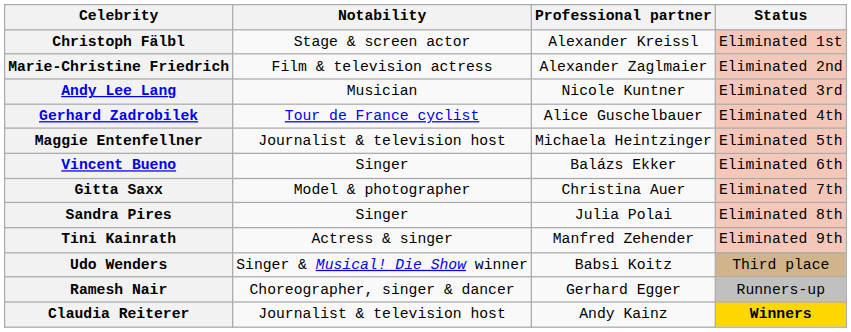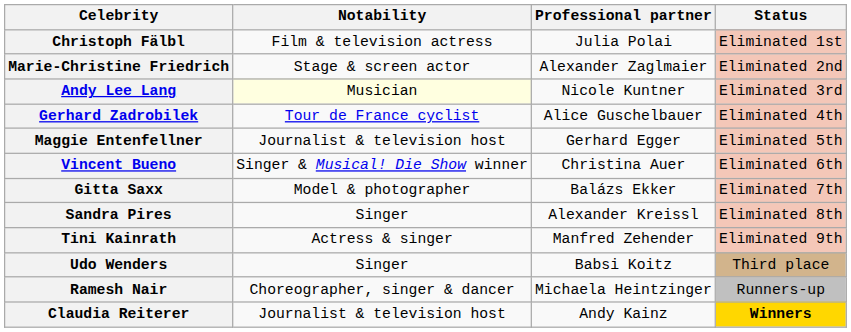(382, 41) Stage & screen actor -> (382, 41) Film & television actress
(623, 41) Alexander Kreissl -> (623, 41) Julia Polai
(382, 66) Film & television actress -> (382, 66) Stage & screen actor
(382, 91) no background -> (382, 91) lightyellow background
(623, 141) Michaela Heintzinger -> (623, 141) Gerhard Egger
(382, 165) Singer -> (382, 165) Singer & Musical! Die Show winner
(623, 165) Balázs Ekker -> (623, 165) Christina Auer
(623, 190) Christina Auer -> (623, 190) Balázs Ekker
(623, 215) Julia Polai -> (623, 215) Alexander Kreissl
(382, 264) Singer & Musical! Die Show winner -> (382, 264) Singer
(623, 289) Gerhard Egger -> (623, 289) Michaela Heintzinger
